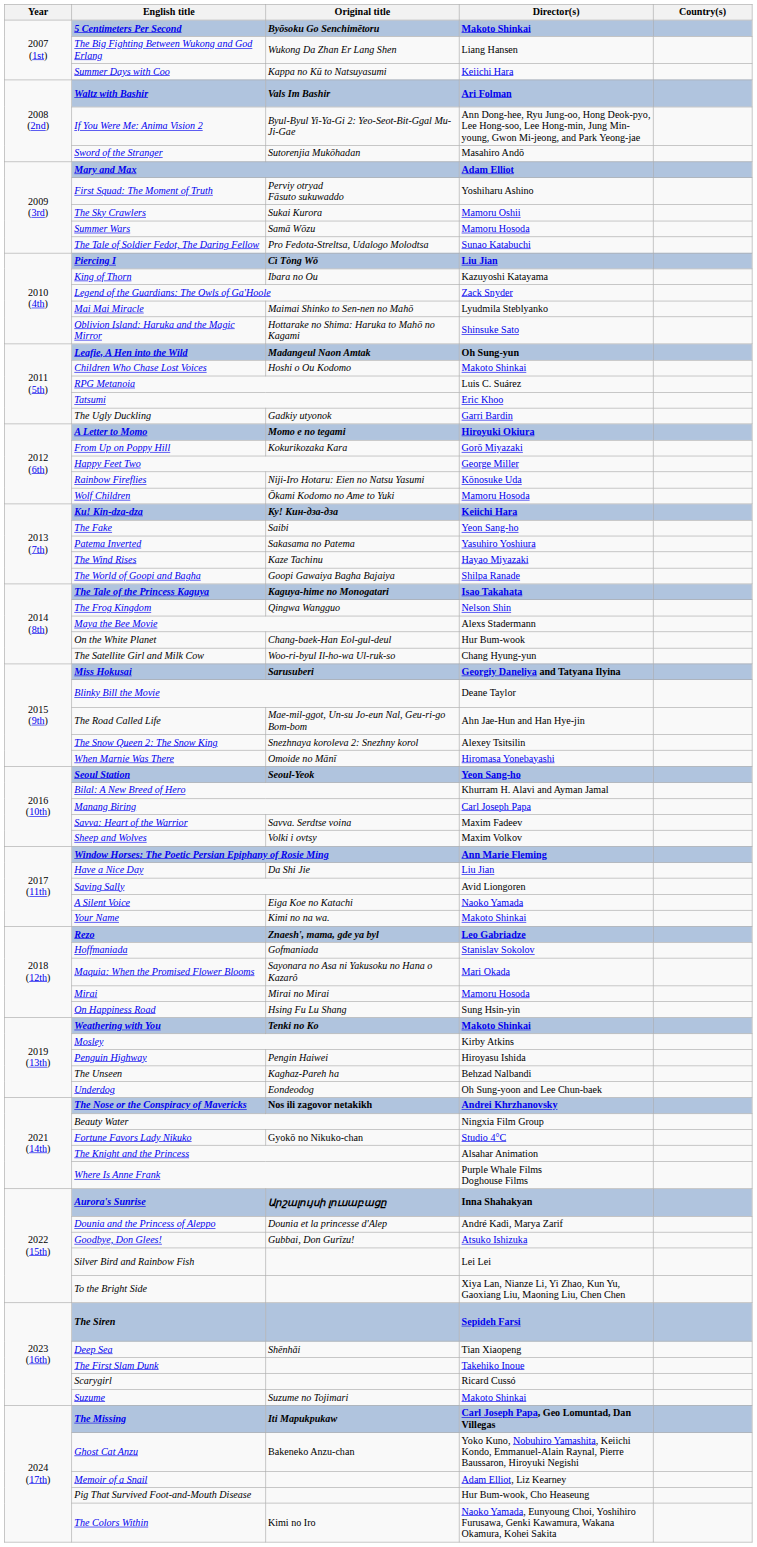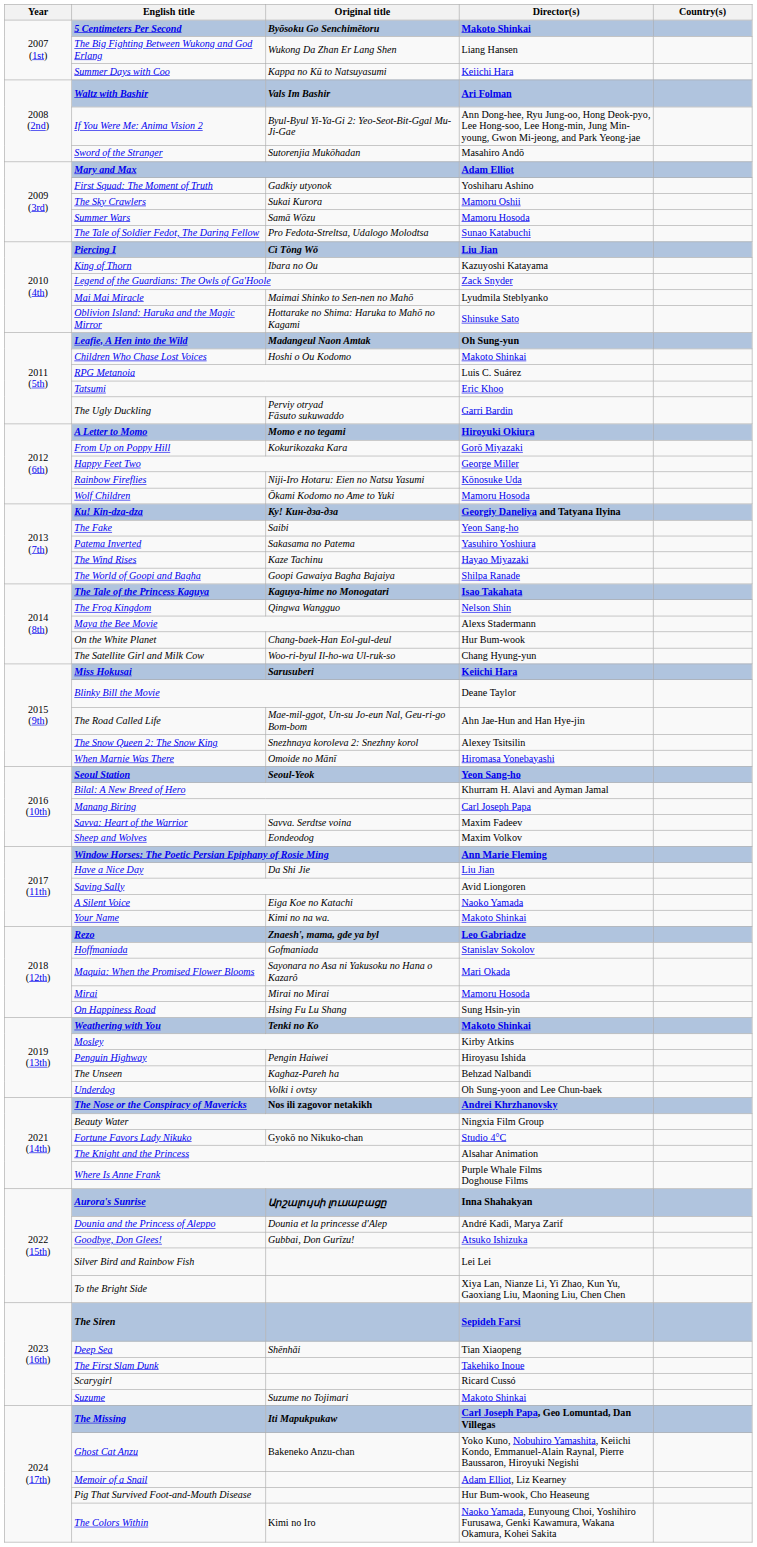(306, 191) Perviy otryad Fāsuto sukuwaddo -> (300, 185) Gadkiy utyonok
(300, 416) Gadkiy utyonok -> (306, 410) Perviy otryad Fāsuto sukuwaddo
(489, 512) Keiichi Hara -> (541, 512) Georgiy Daneliya and Tatyana Ilyina
(541, 672) Georgiy Daneliya and Tatyana Ilyina -> (489, 672) Keiichi Hara
(292, 838) Volki i ovtsy -> (291, 838) Eondeodog
(291, 1089) Eondeodog -> (292, 1089) Volki i ovtsy
